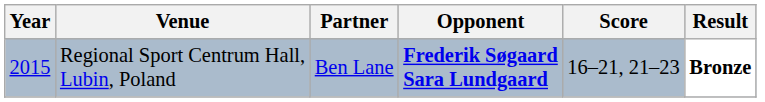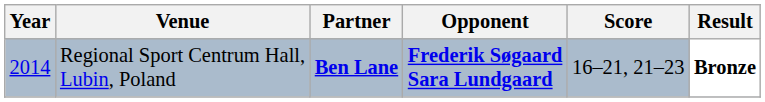(30, 67) 2015 -> (30, 67) 2014
(354, 67) normal -> (356, 67) bold
